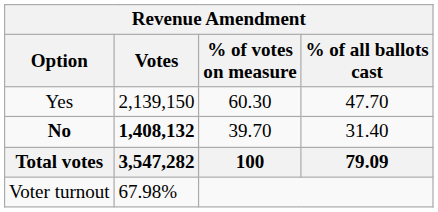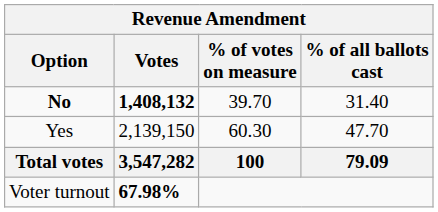rows swapped: (59, 101) <-> (59, 131)
(148, 191) normal -> (149, 191) bold
